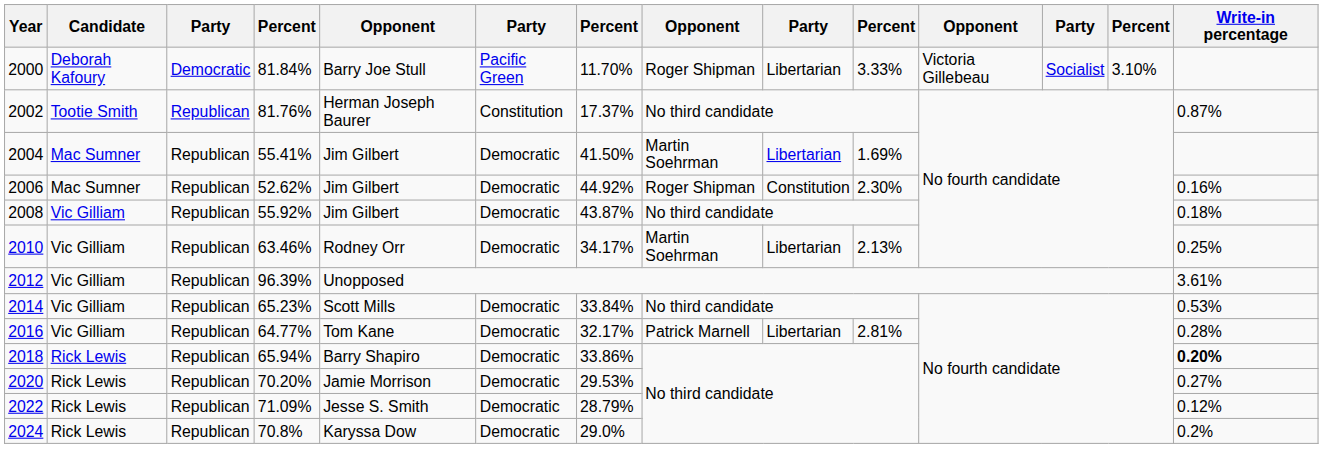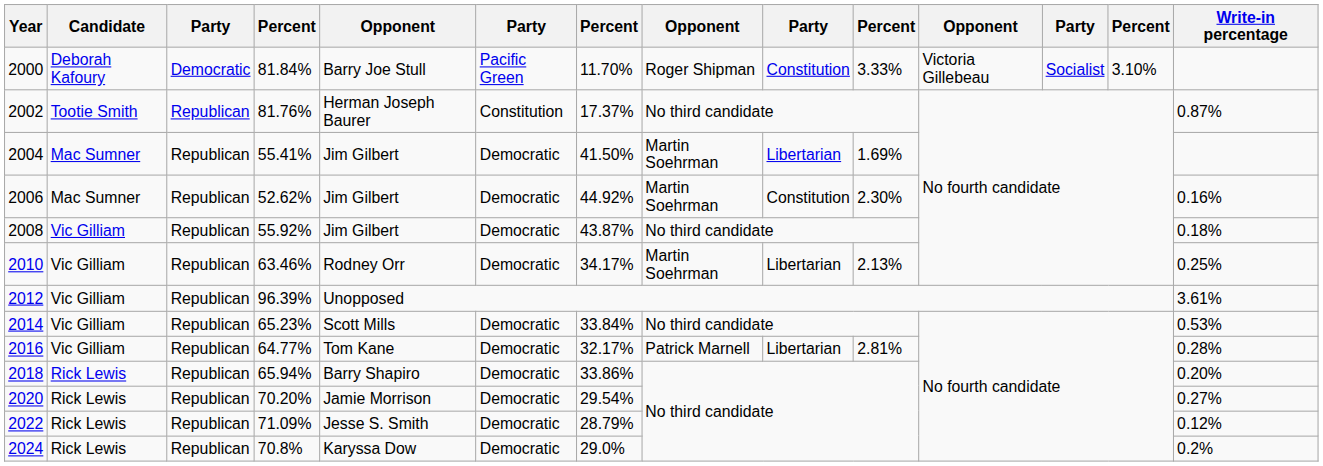(804, 69) Libertarian -> (808, 69) Constitution
(700, 188) Roger Shipman -> (682, 197) Martin Soehrman
(1200, 356) bold -> (1200, 373) normal
(607, 381) 29.53% -> (607, 398) 29.54%
